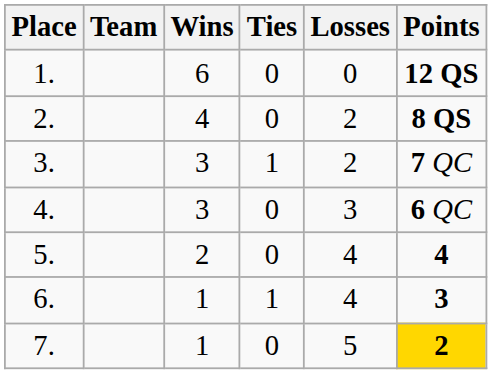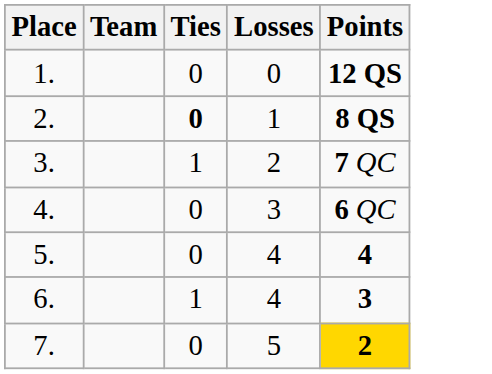- column: (202, 27)
(272, 118) normal -> (196, 118) bold
(350, 118) 2 -> (274, 118) 1
